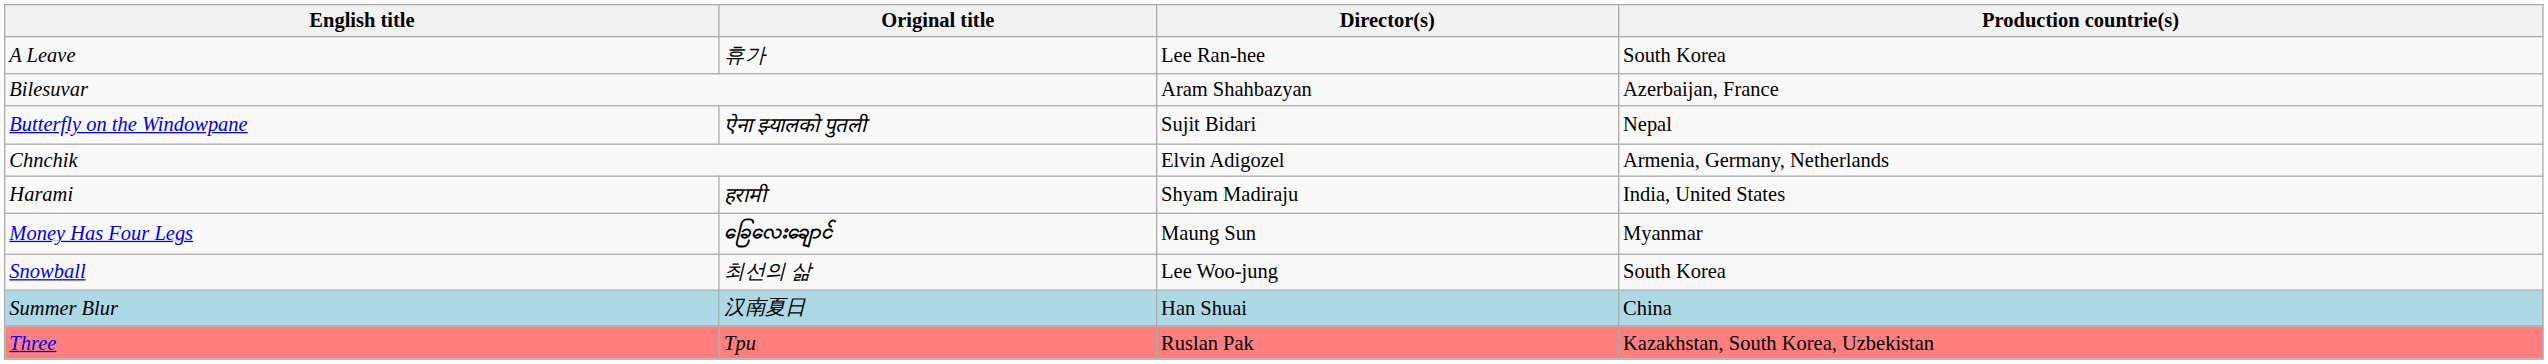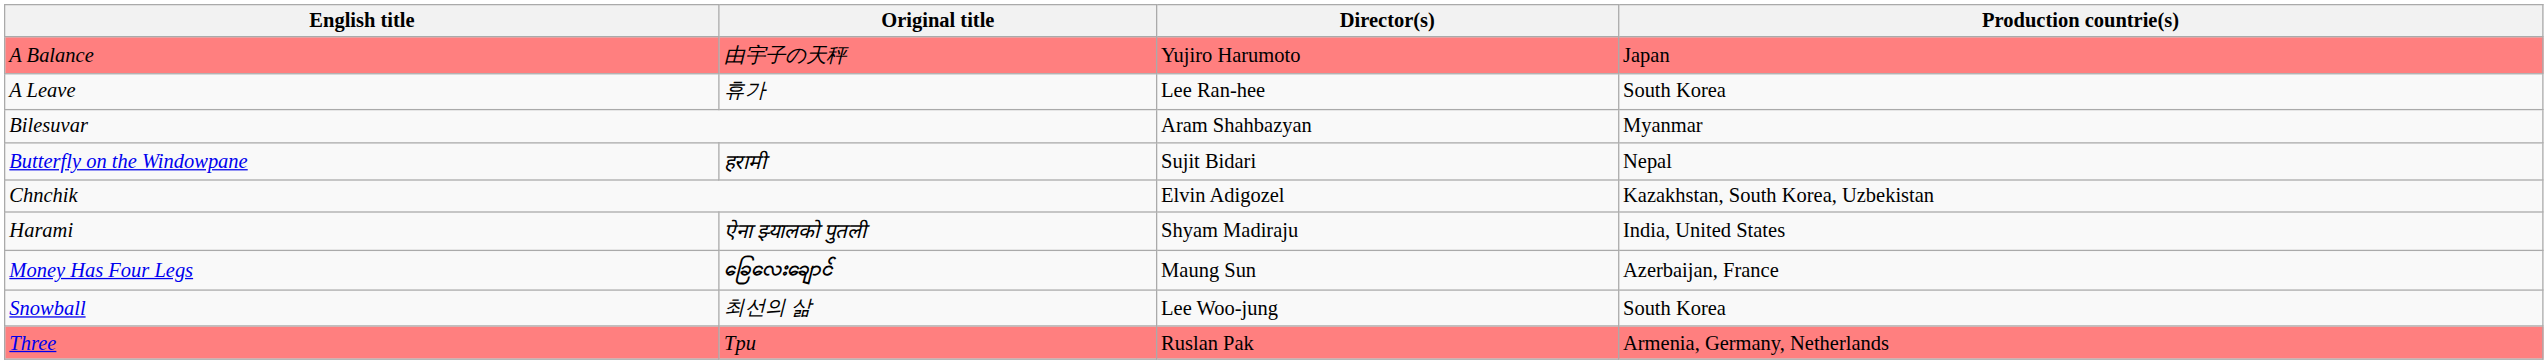+ row: (52, 55)
(1701, 89) Azerbaijan, France -> (1663, 125) Myanmar
(795, 125) ऐना झ्यालको पुतली -> (745, 162) हरामी
(1756, 159) Armenia, Germany, Netherlands -> (1779, 195) Kazakhstan, South Korea, Uzbekistan
(745, 195) हरामी -> (795, 232) ऐना झ्यालको पुतली
(1663, 233) Myanmar -> (1701, 269) Azerbaijan, France
- row: (64, 308)
(1779, 342) Kazakhstan, South Korea, Uzbekistan -> (1756, 342) Armenia, Germany, Netherlands
